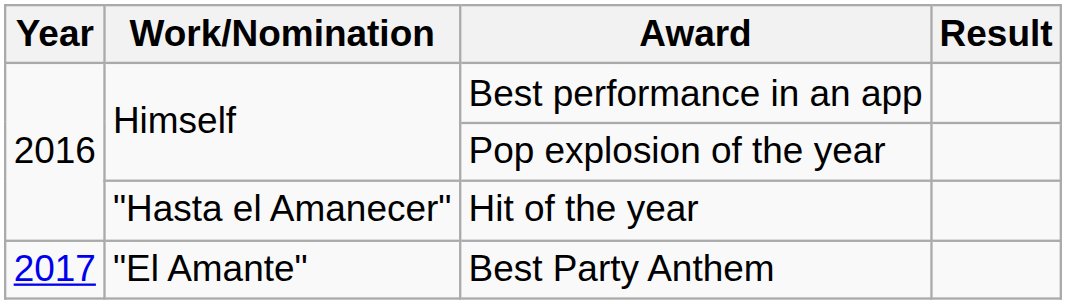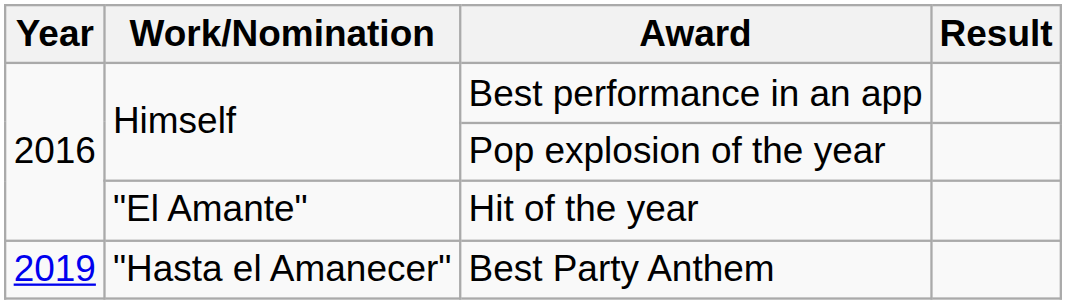(282, 209) "Hasta el Amanecer" -> (210, 209) "El Amante"
(55, 268) 2017 -> (55, 268) 2019
(210, 268) "El Amante" -> (282, 268) "Hasta el Amanecer"
